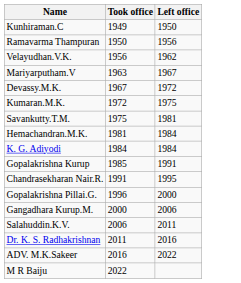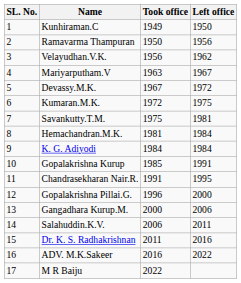+ column: (22, 12)
